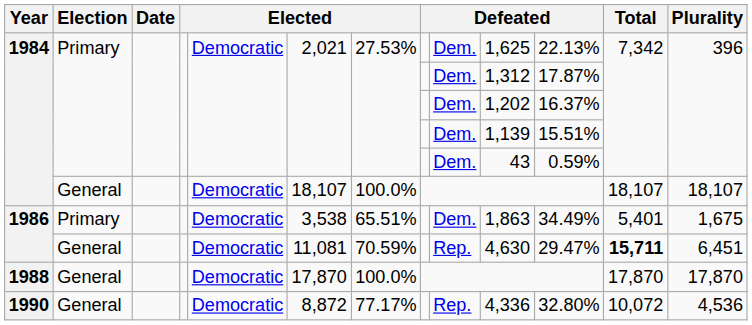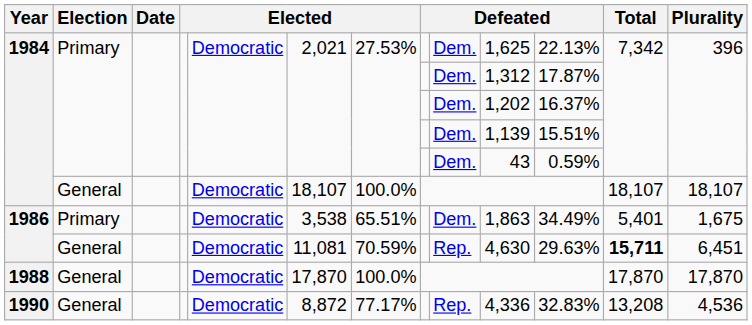(569, 248) 29.47% -> (569, 248) 29.63%
(569, 305) 32.80% -> (569, 305) 32.83%
(636, 305) 10,072 -> (636, 305) 13,208
